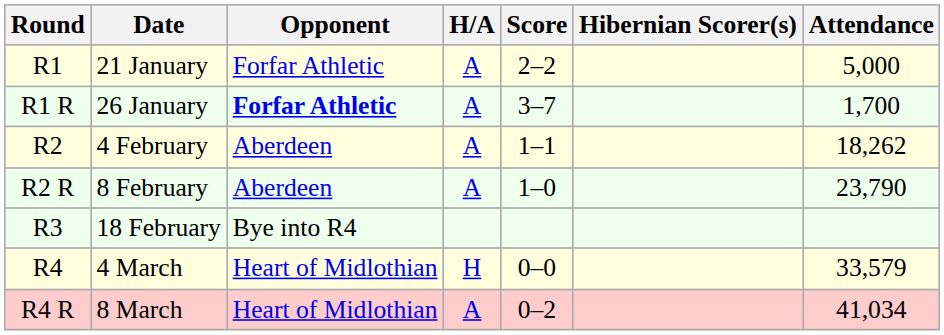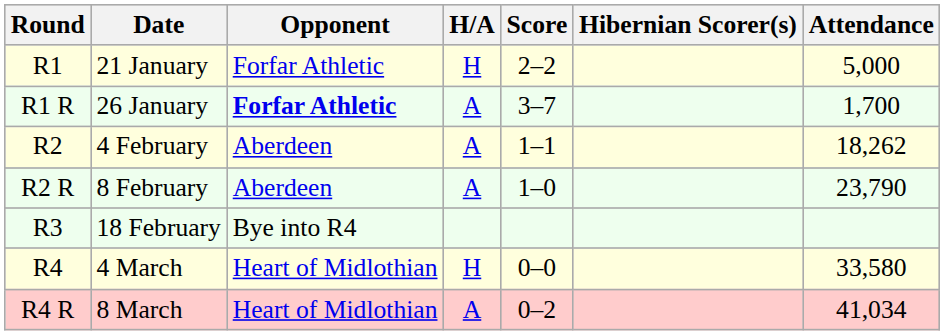(472, 65) A -> (472, 65) H
(871, 268) 33,579 -> (871, 268) 33,580
